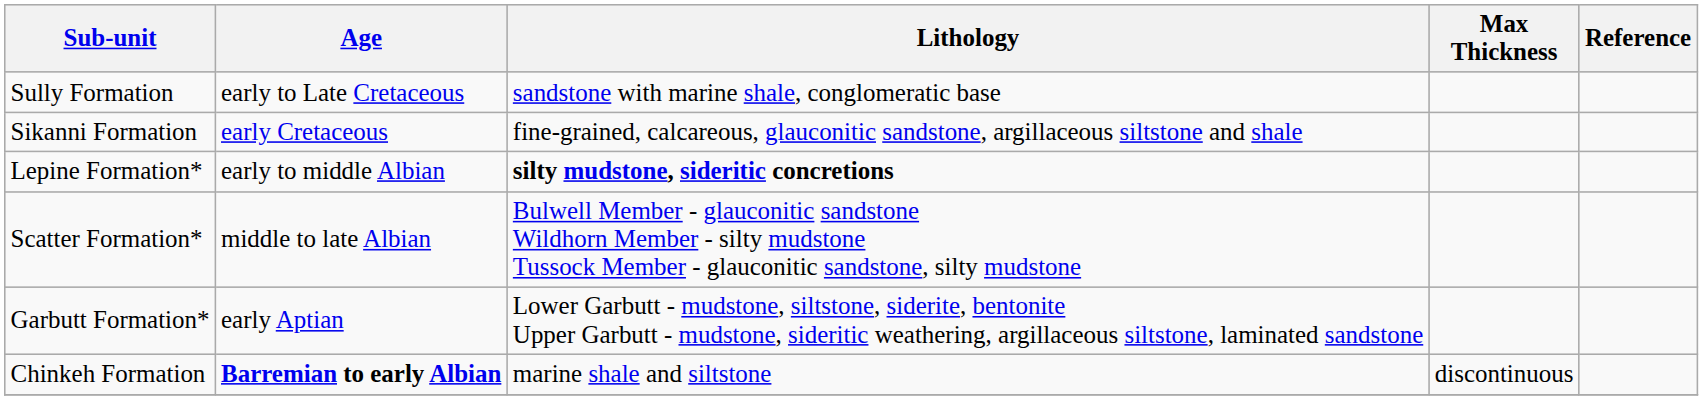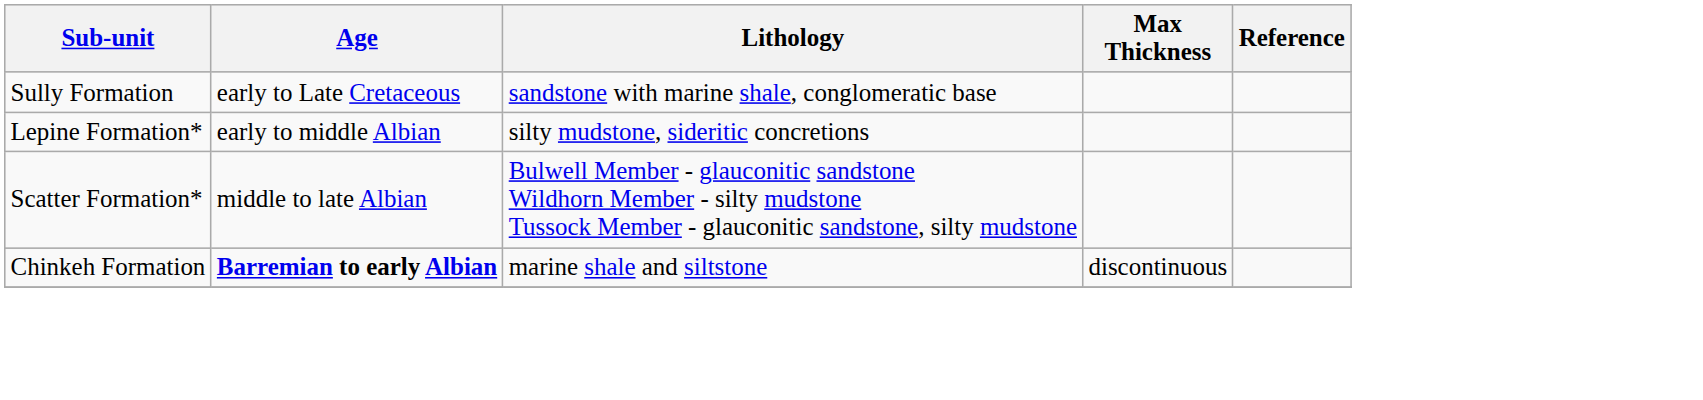- row: (104, 131)
(703, 171) bold -> (689, 131) normal
- row: (110, 320)
